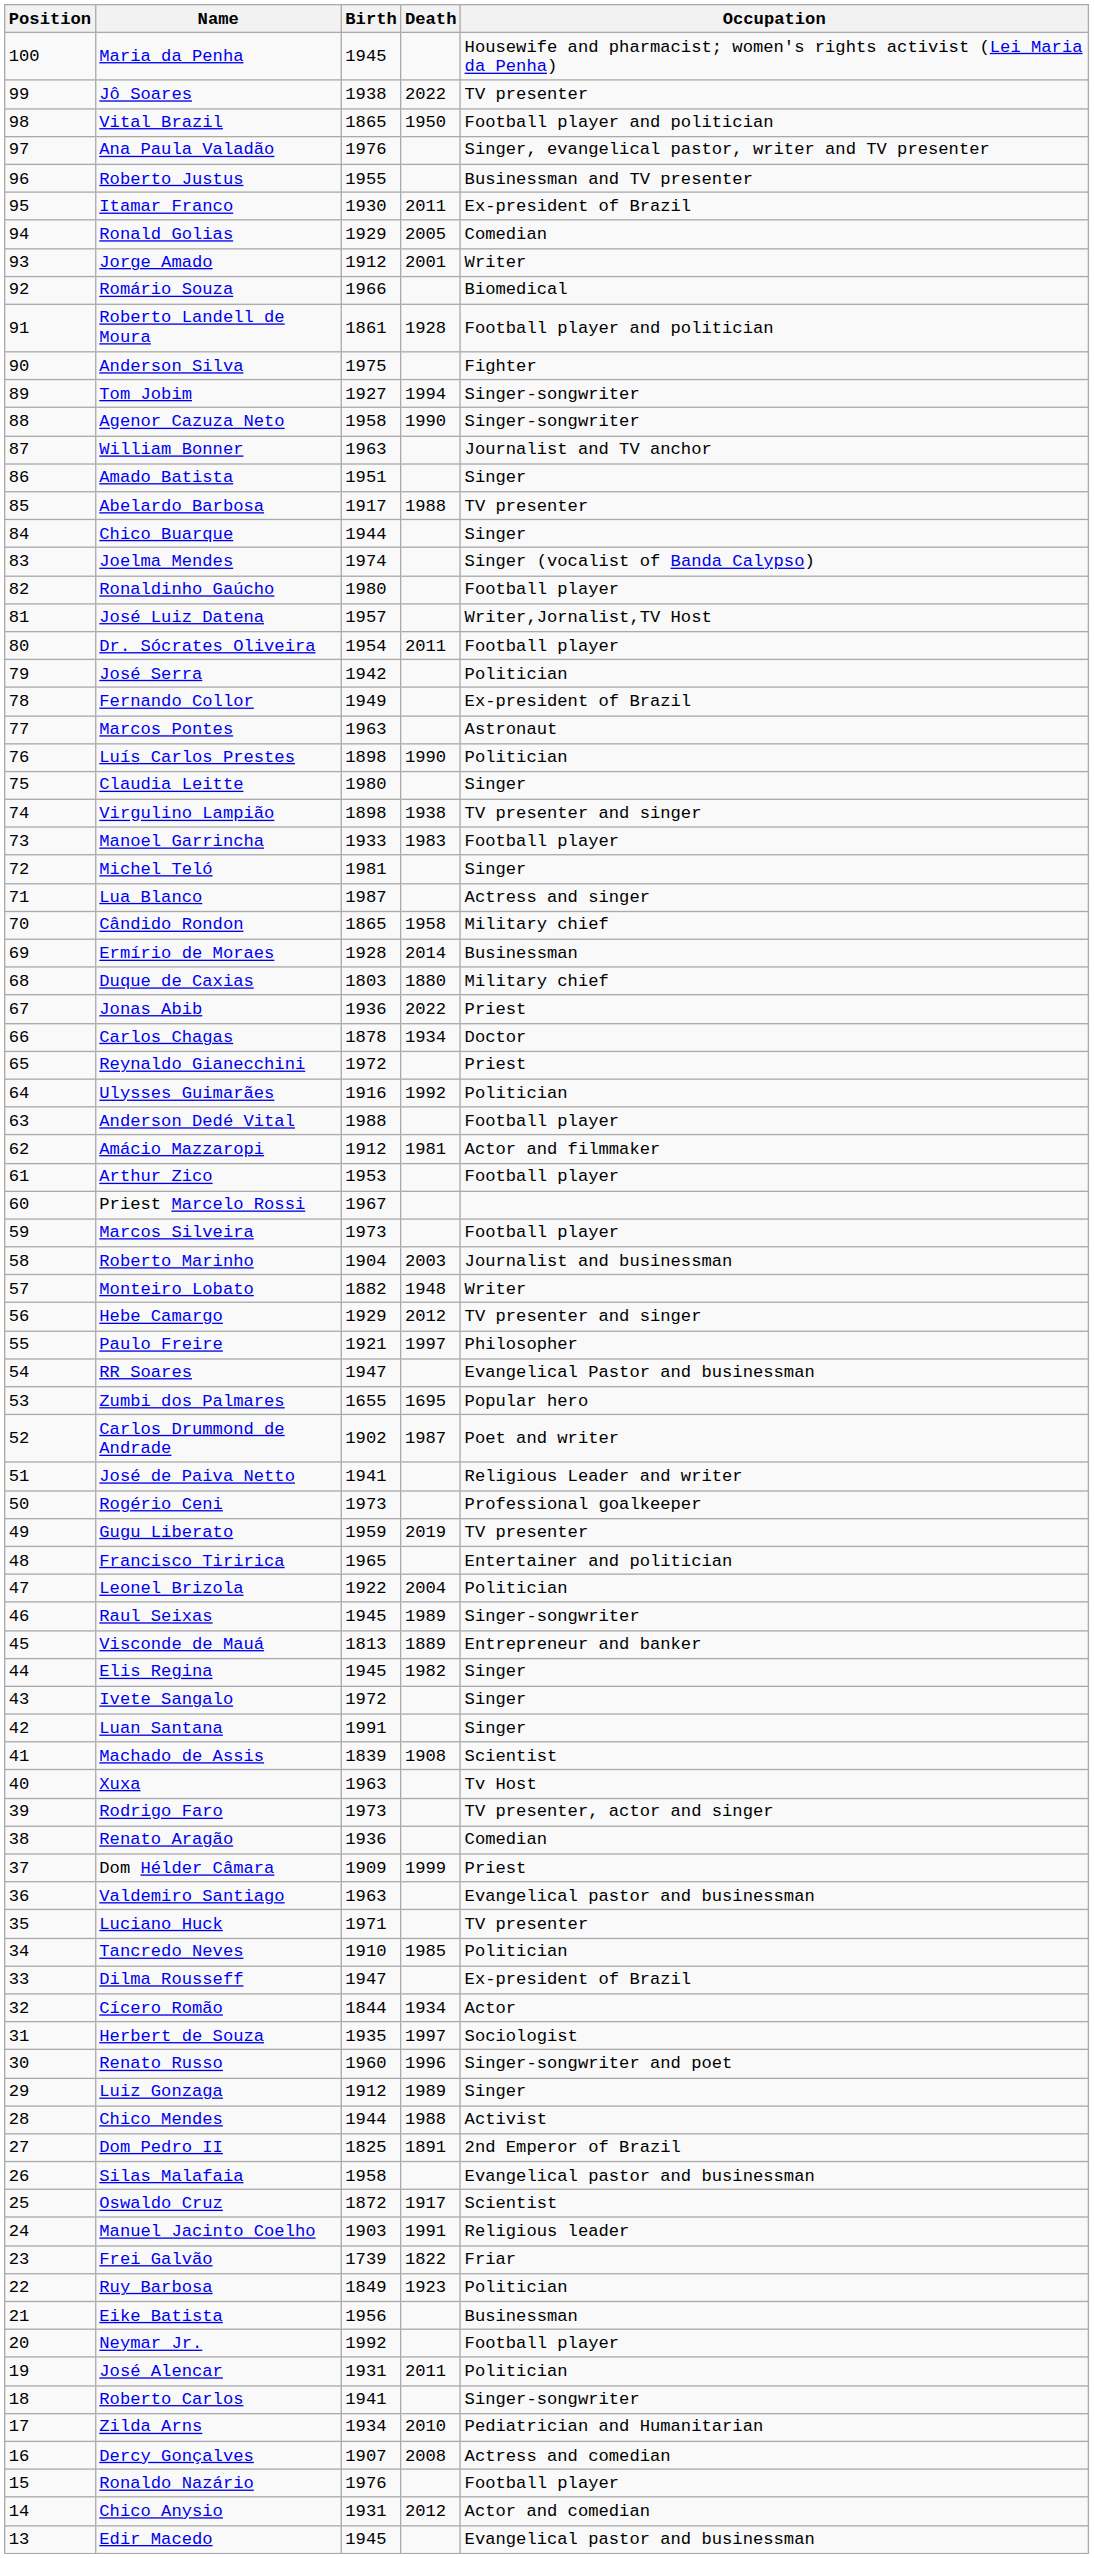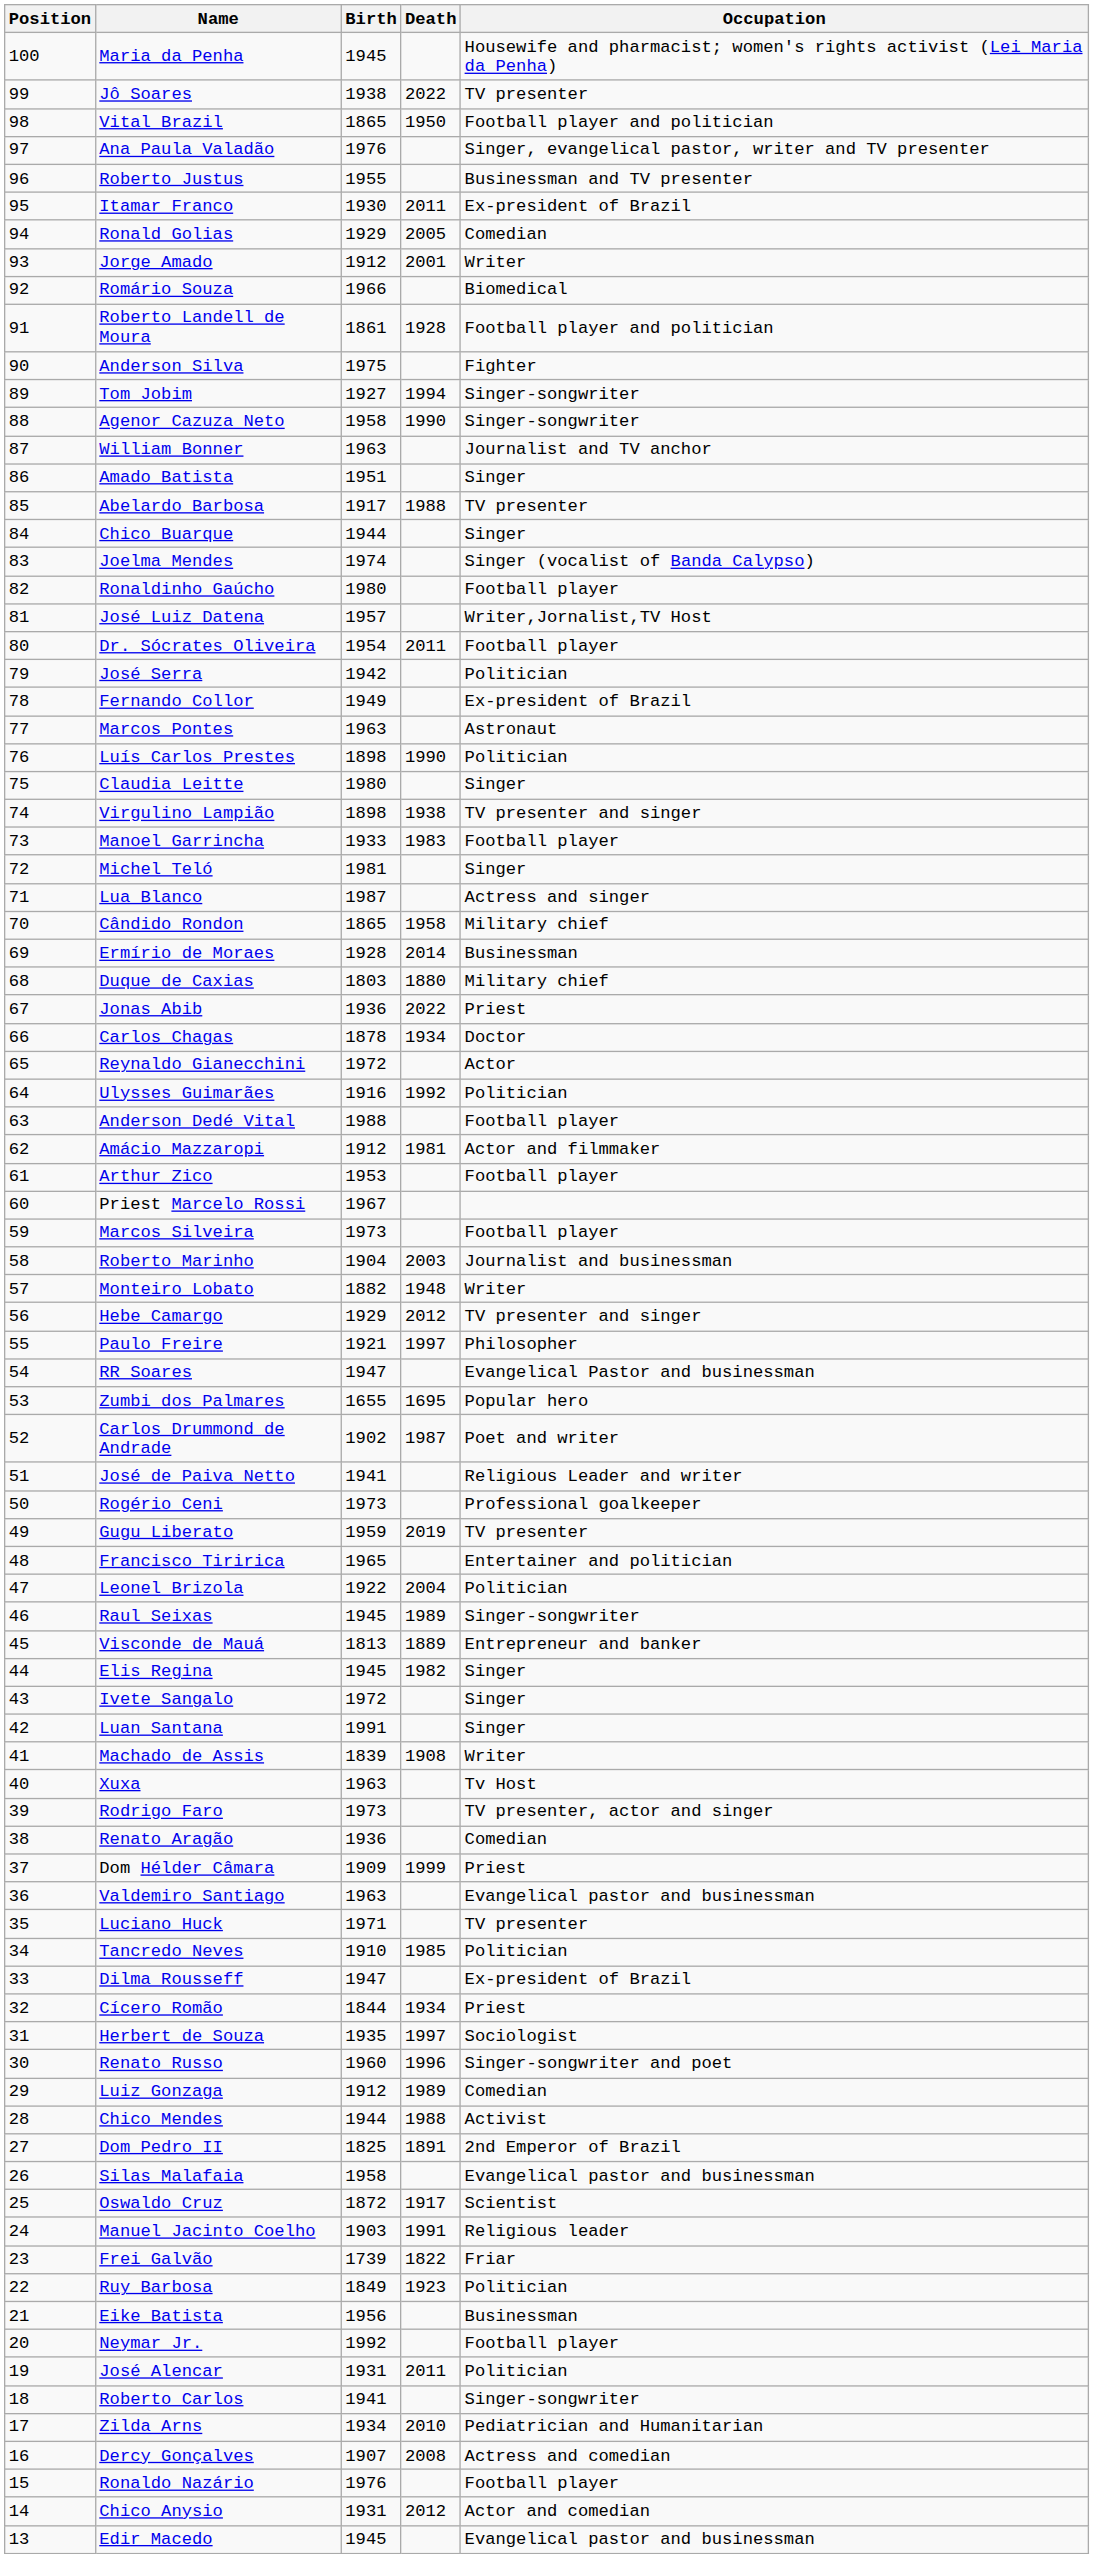(496, 1065) Priest -> (490, 1065) Actor
(511, 1756) Scientist -> (496, 1756) Writer
(490, 2008) Actor -> (496, 2008) Priest
(496, 2092) Singer -> (506, 2092) Comedian
